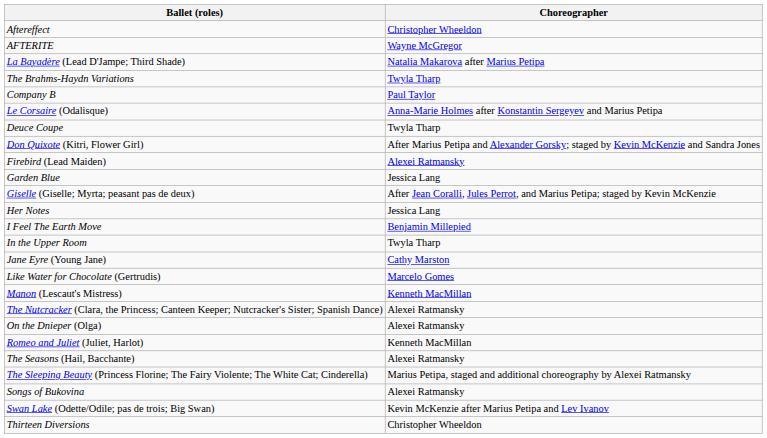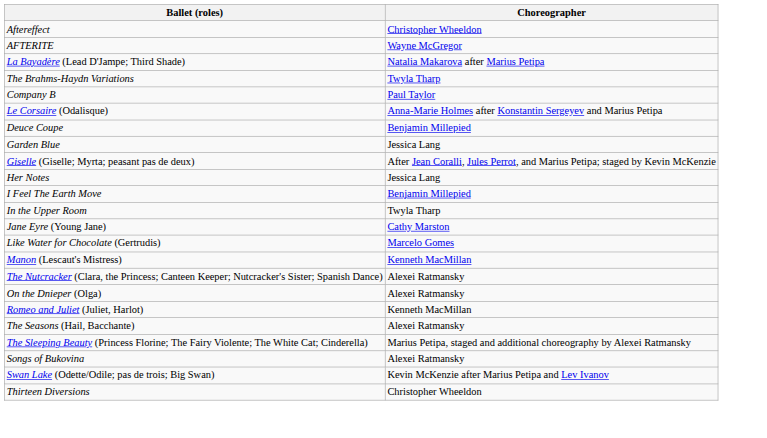(414, 128) Twyla Tharp -> (429, 128) Benjamin Millepied
- row: (75, 144)
- row: (56, 161)
